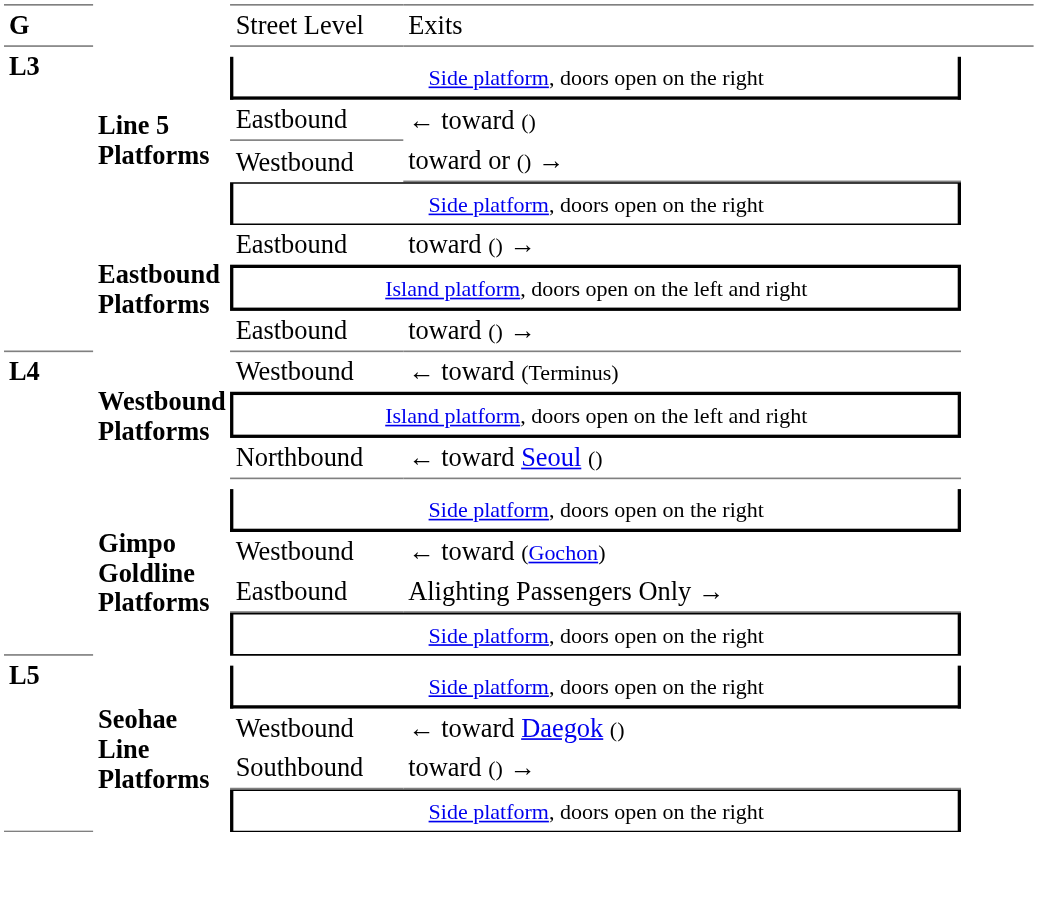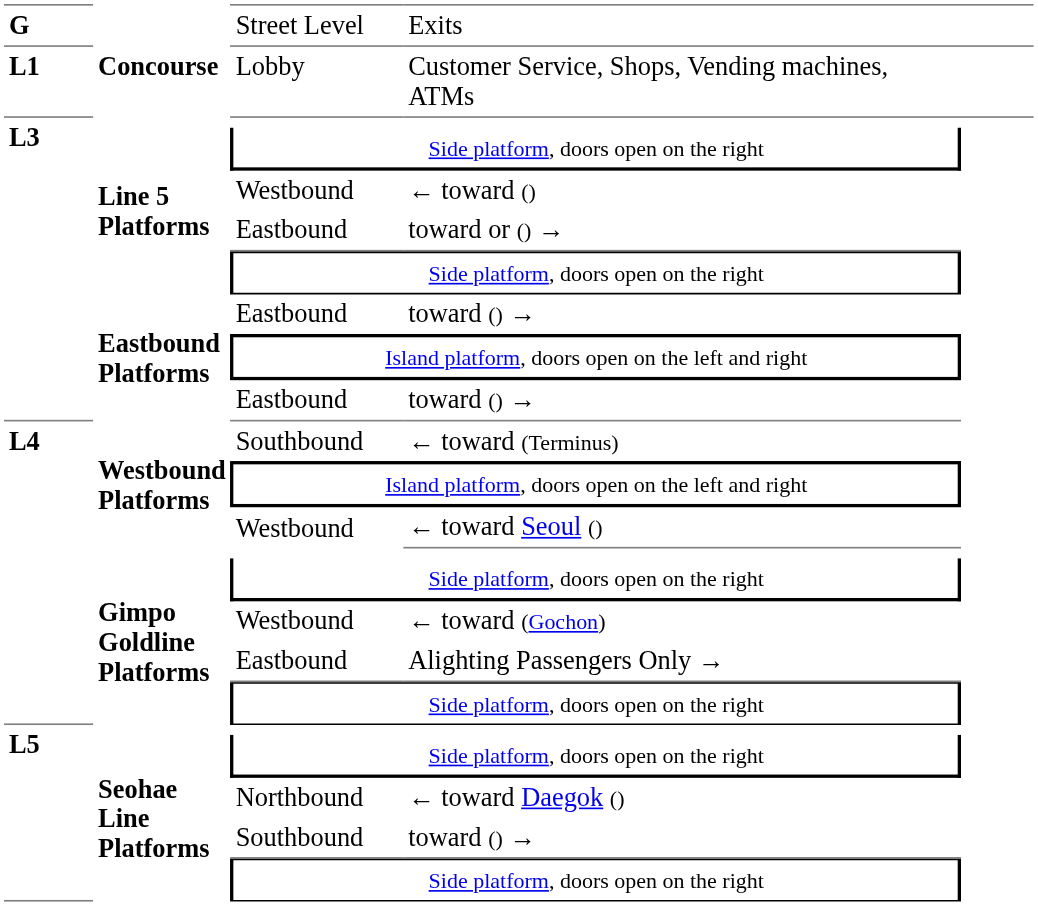+ row: (24, 66)
(291, 119) Eastbound -> (295, 190) Westbound
(295, 161) Westbound -> (291, 229) Eastbound
(295, 371) Westbound -> (299, 440) Southbound
(299, 457) Northbound -> (295, 527) Westbound
(295, 728) Westbound -> (299, 797) Northbound
